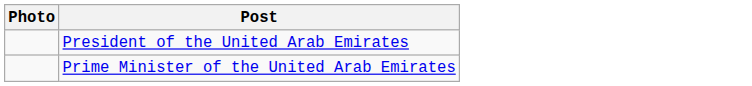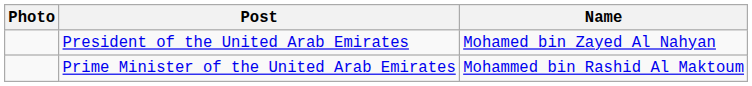+ column: (604, 17)
